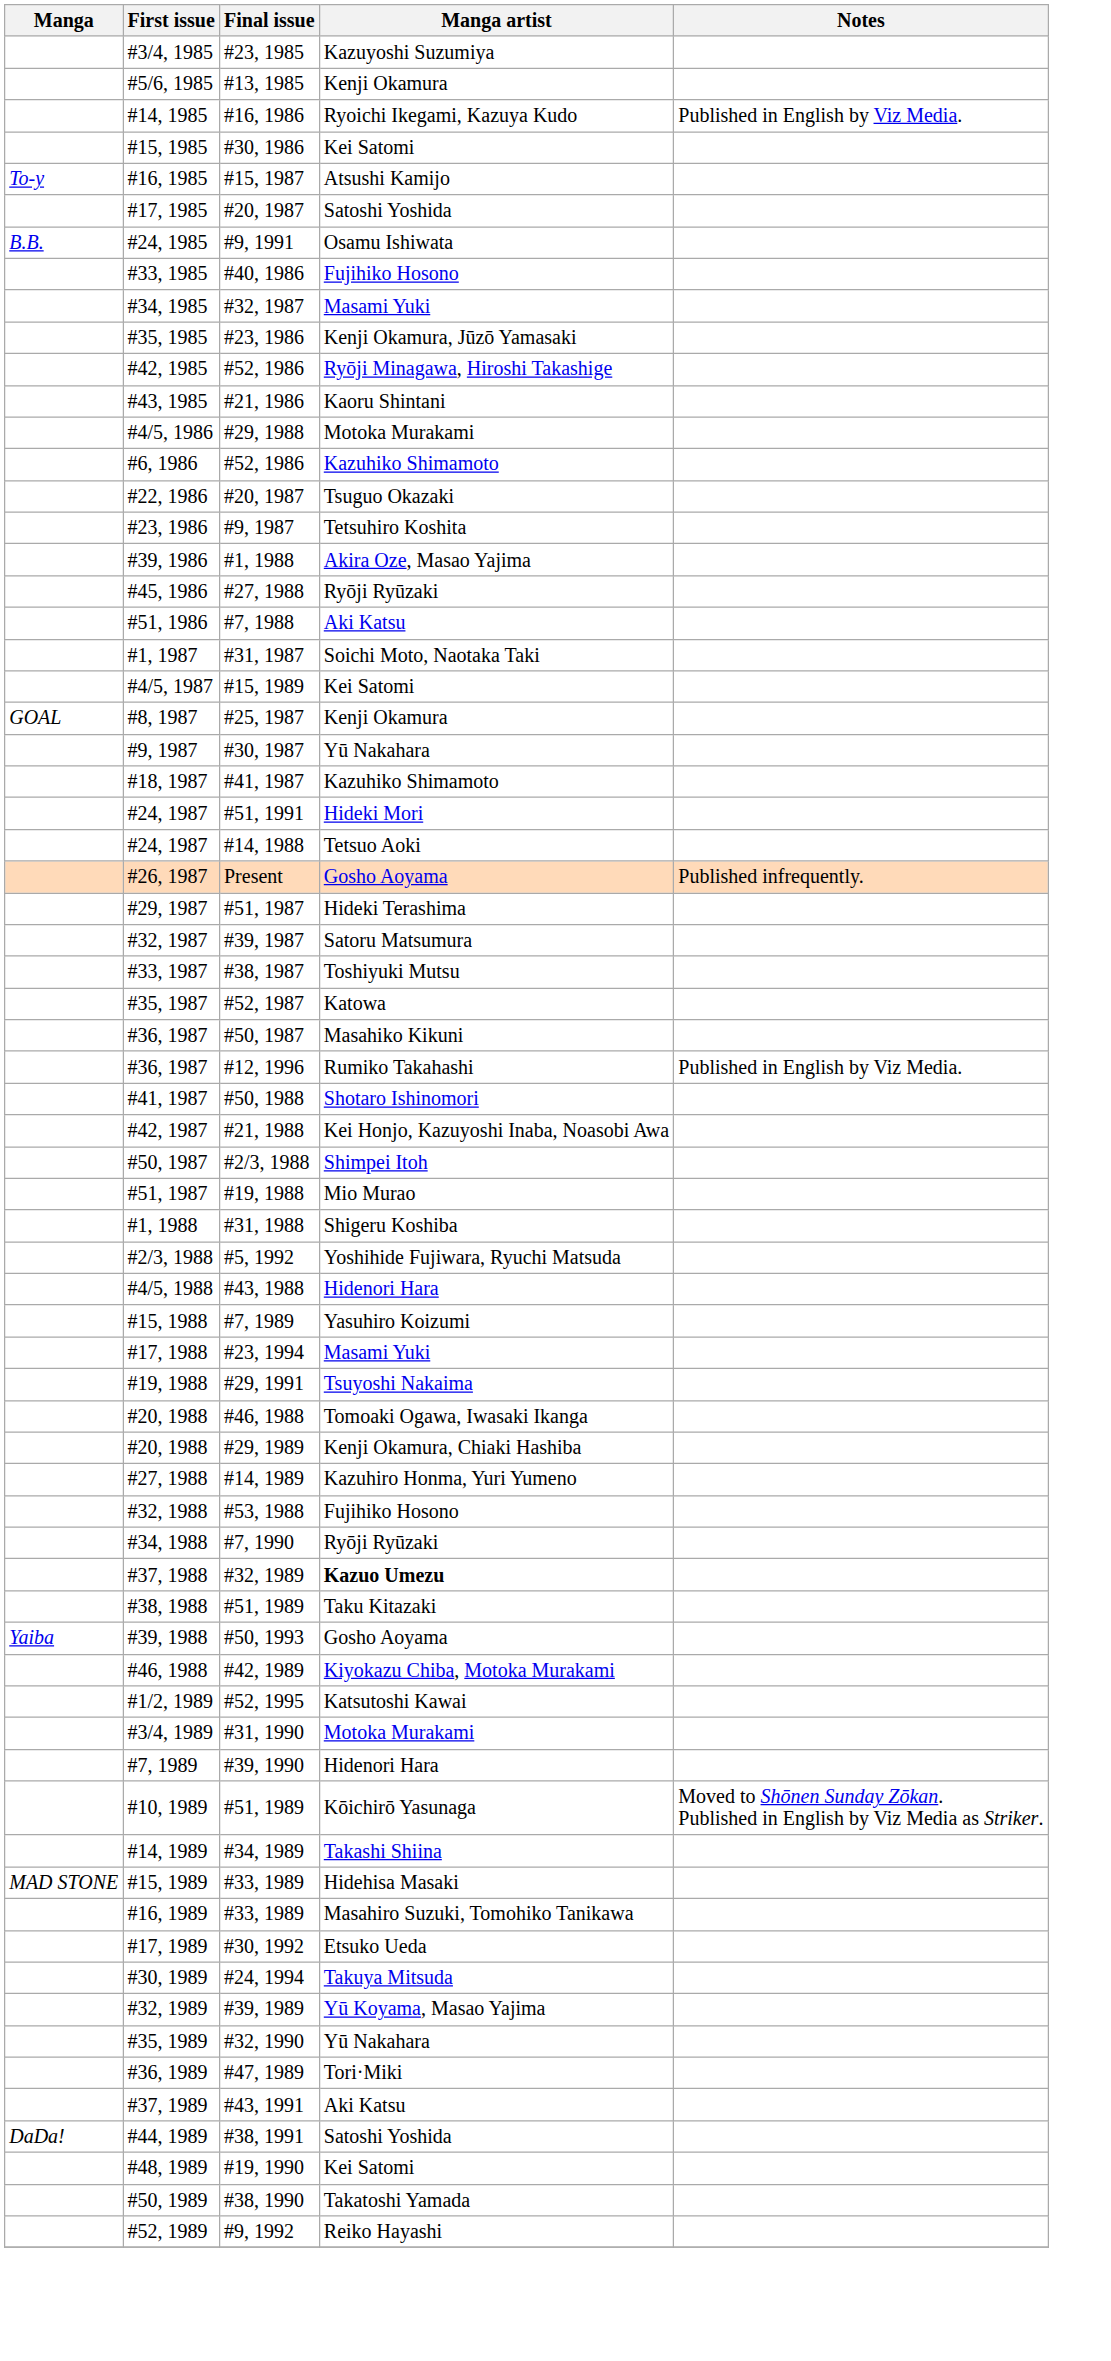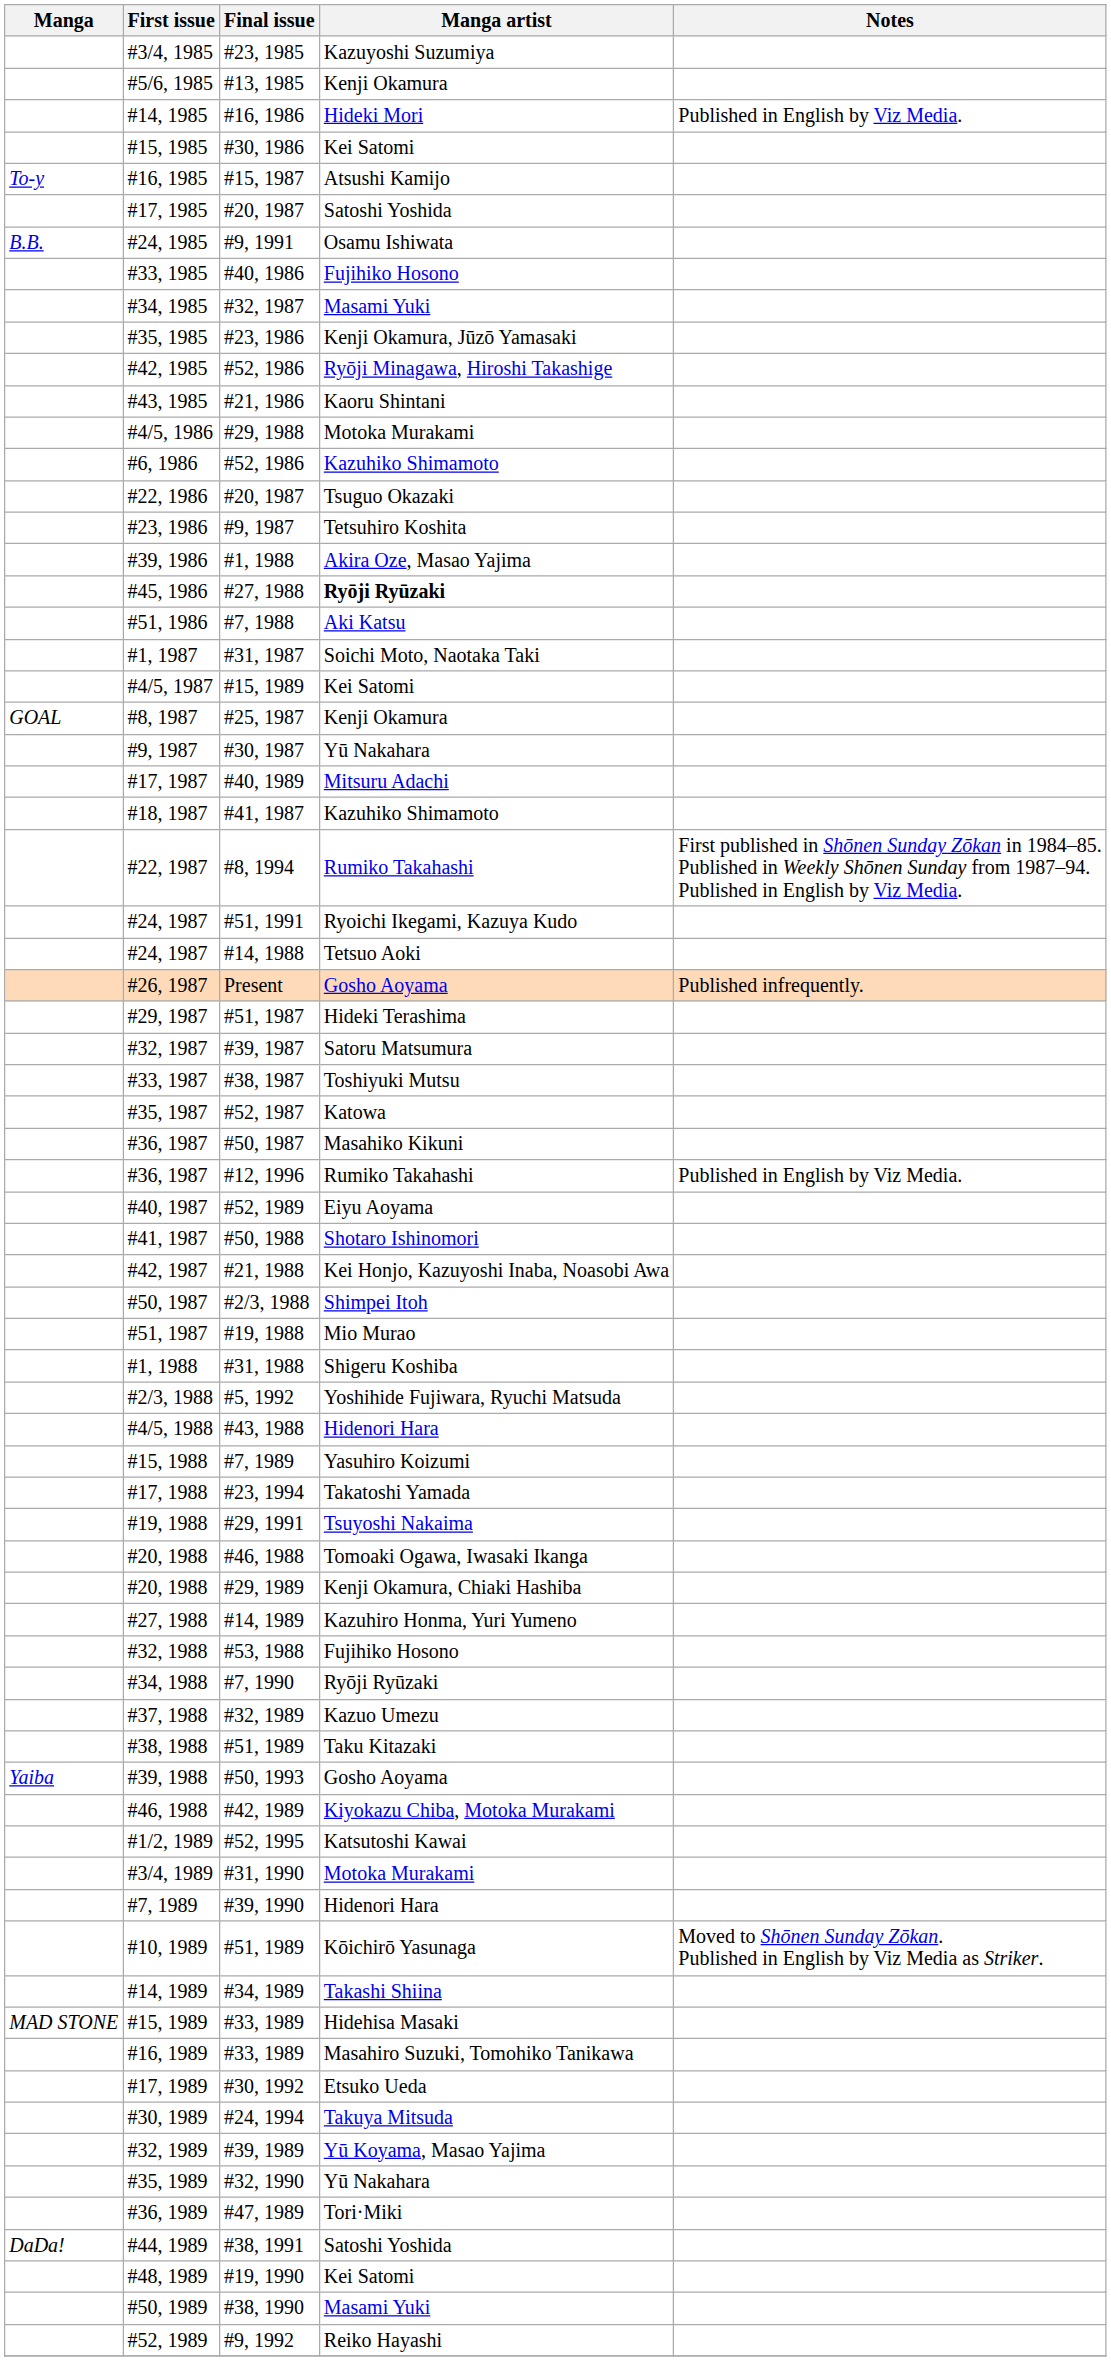(451, 115) Ryoichi Ikegami, Kazuya Kudo -> (374, 115) Hideki Mori
(381, 591) normal -> (384, 591) bold
+ row: (168, 781)
+ row: (168, 867)
(374, 813) Hideki Mori -> (451, 921) Ryoichi Ikegami, Kazuya Kudo
+ row: (168, 1207)
(377, 1352) Masami Yuki -> (397, 1492) Takatoshi Yamada
(384, 1574) bold -> (381, 1714) normal
- row: (168, 2104)
(397, 2199) Takatoshi Yamada -> (377, 2308) Masami Yuki
